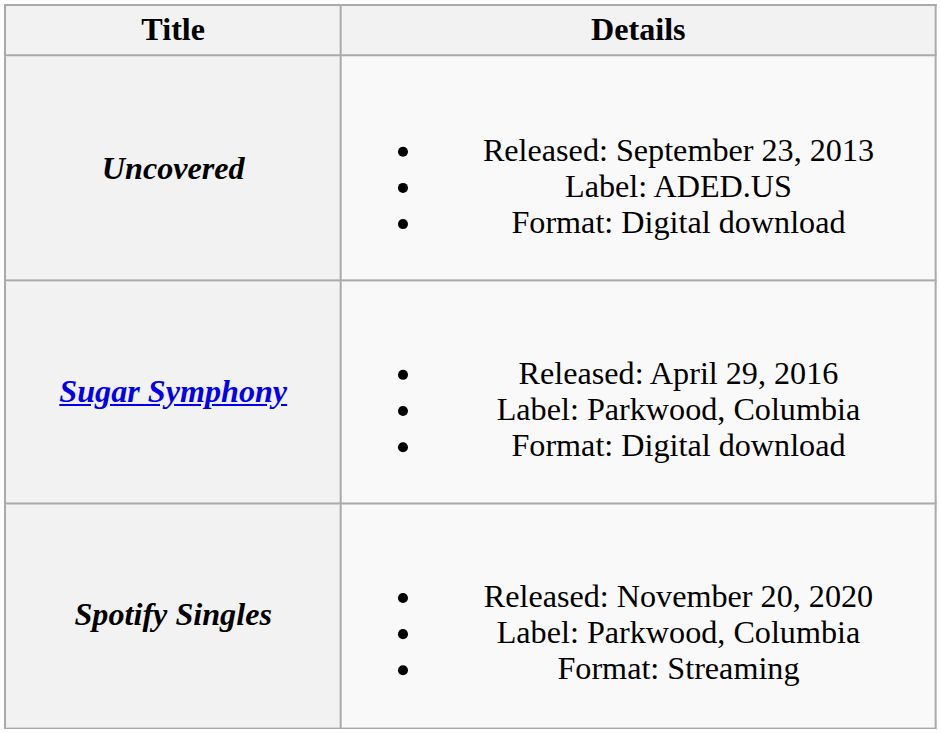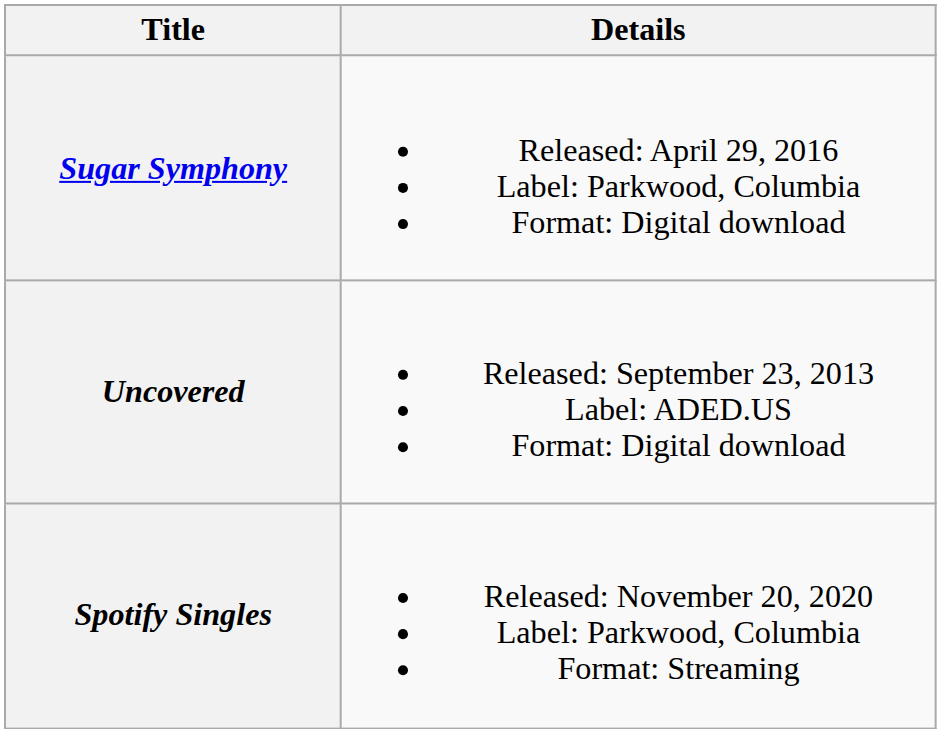rows swapped: (173, 167) <-> (173, 391)
